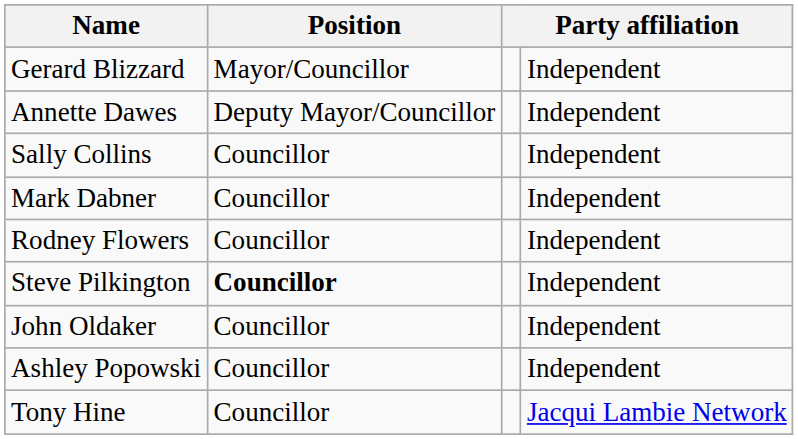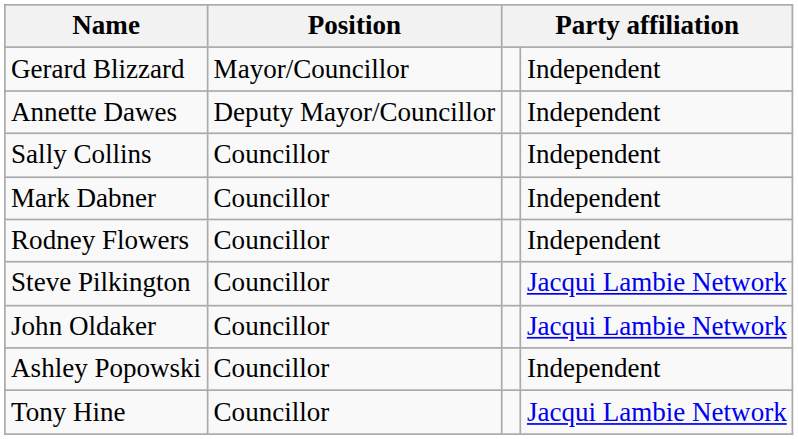(275, 283) bold -> (271, 283) normal
(594, 283) Independent -> (657, 283) Jacqui Lambie Network
(594, 326) Independent -> (657, 326) Jacqui Lambie Network
